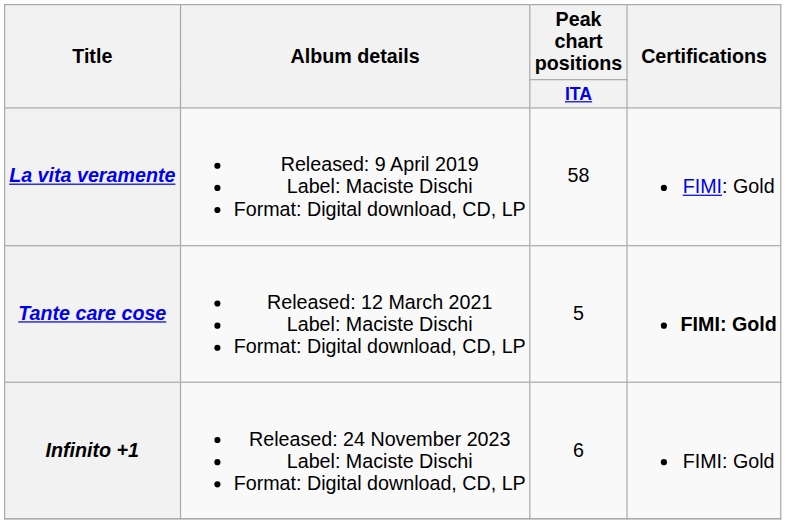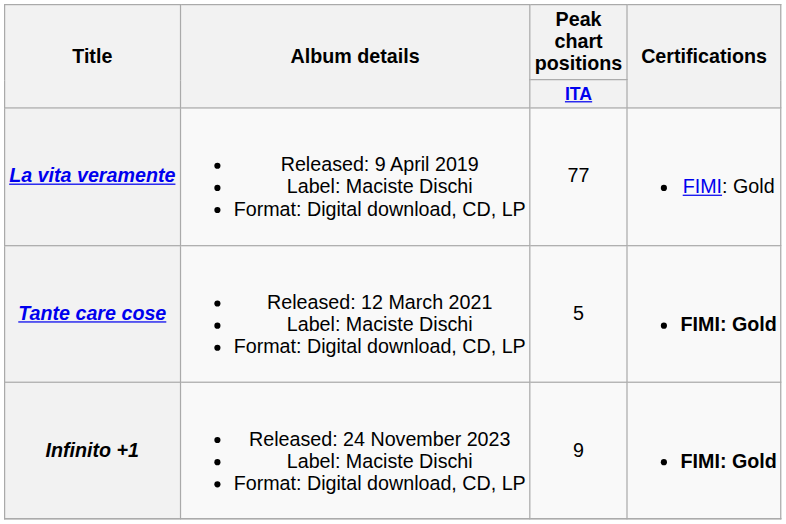(579, 176) 58 -> (579, 176) 77
(579, 450) 6 -> (579, 450) 9
(704, 462) normal -> (704, 462) bold
